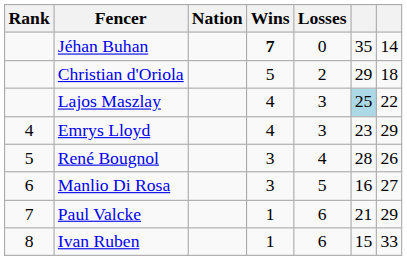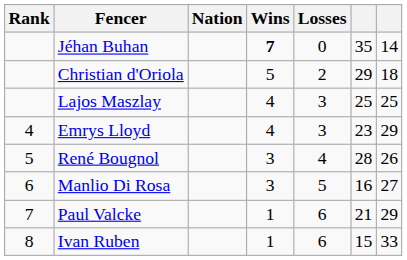(363, 102) lightblue background -> (363, 102) no background
(389, 102) 22 -> (389, 102) 25
